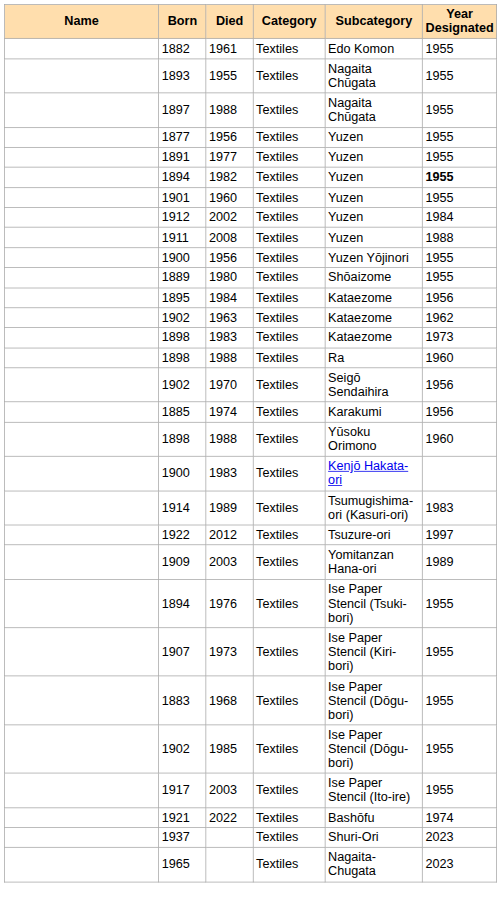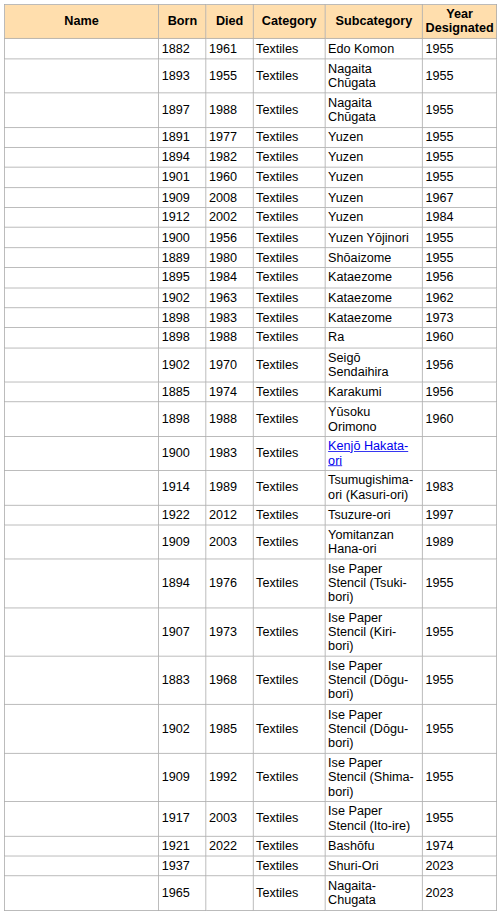- row: (176, 137)
(440, 177) bold -> (440, 157) normal
+ row: (176, 197)
- row: (175, 237)
+ row: (176, 777)
